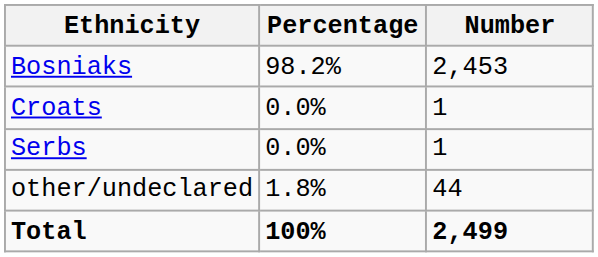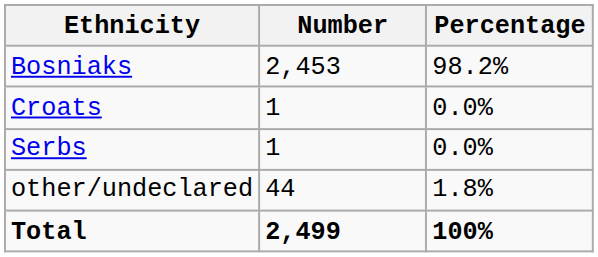columns swapped: (510, 26) <-> (343, 26)
